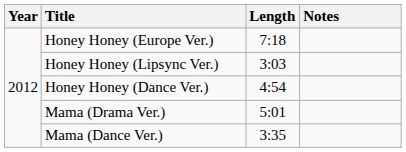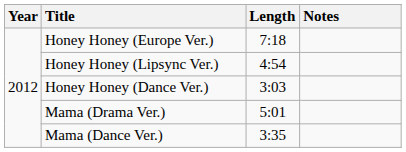(273, 64) 3:03 -> (273, 64) 4:54
(273, 87) 4:54 -> (273, 87) 3:03
